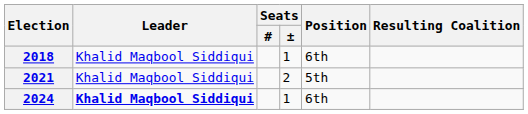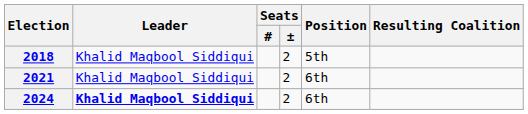(286, 57) 1 -> (286, 57) 2
(317, 57) 6th -> (317, 57) 5th
(317, 78) 5th -> (317, 78) 6th
(286, 99) 1 -> (286, 99) 2
